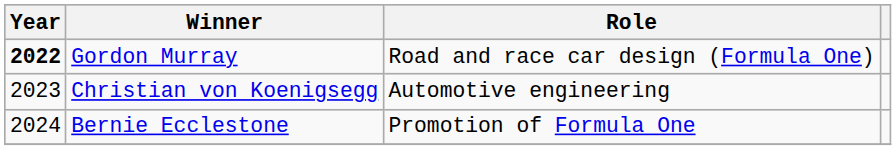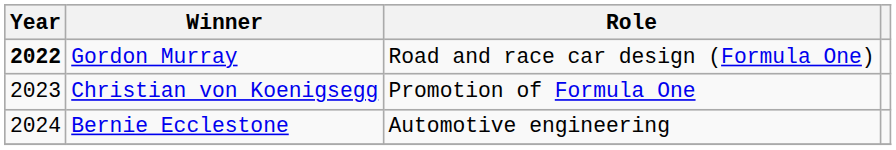(529, 92) Automotive engineering -> (542, 92) Promotion of Formula One
(542, 126) Promotion of Formula One -> (529, 126) Automotive engineering
